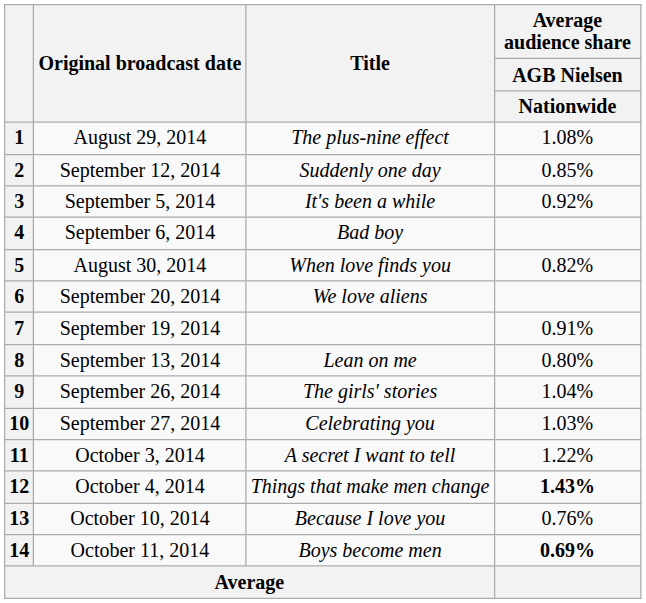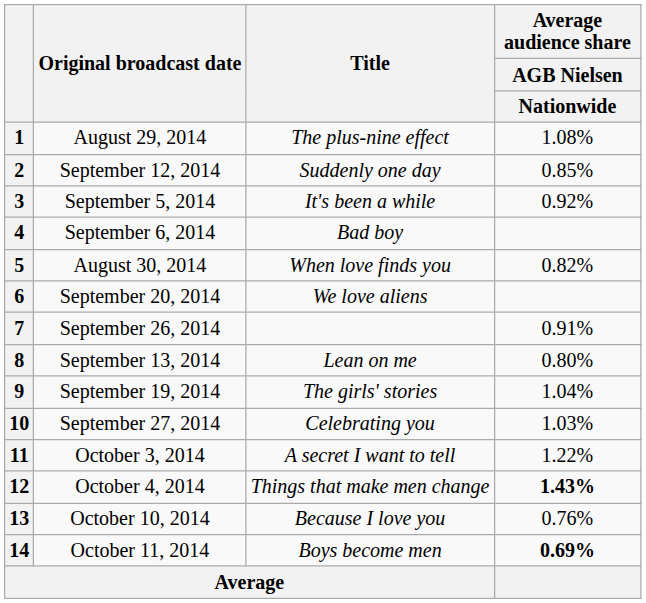(140, 328) September 19, 2014 -> (140, 328) September 26, 2014
(140, 391) September 26, 2014 -> (140, 391) September 19, 2014
